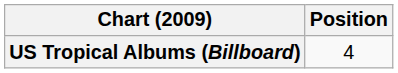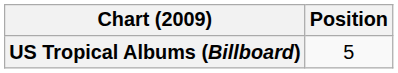(349, 51) 4 -> (349, 51) 5
